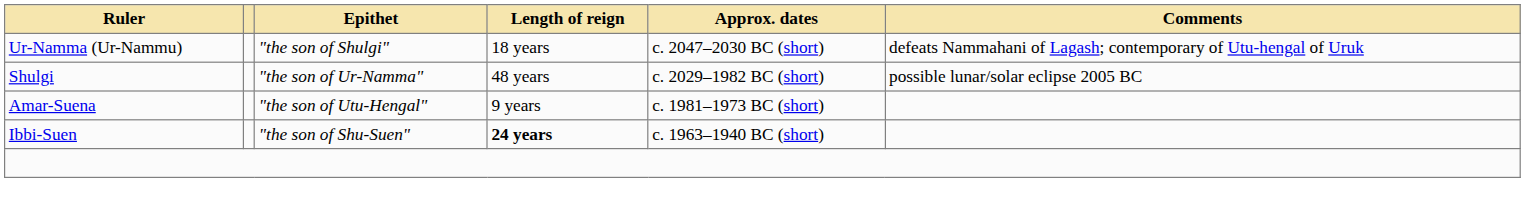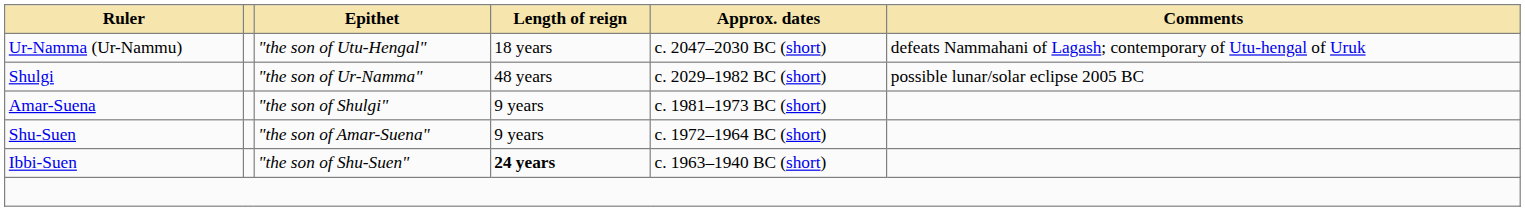(324, 47) "the son of Shulgi" -> (342, 47) "the son of Utu-Hengal"
(343, 105) "the son of Utu-Hengal" -> (323, 105) "the son of Shulgi"
+ row: (42, 134)
